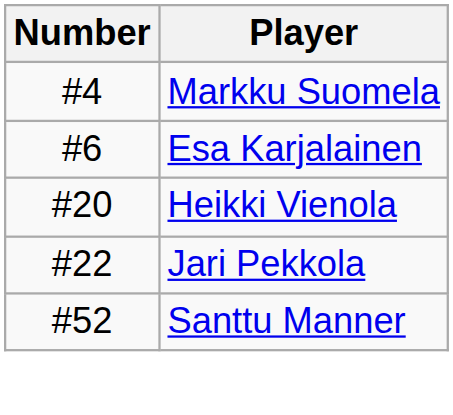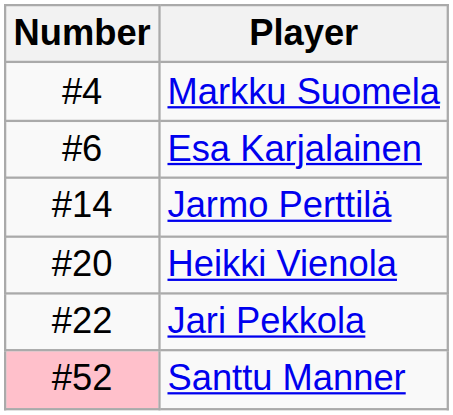+ row: (280, 206)
(82, 321) no background -> (82, 378) pink background
